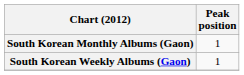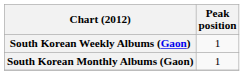rows swapped: (100, 61) <-> (100, 43)
